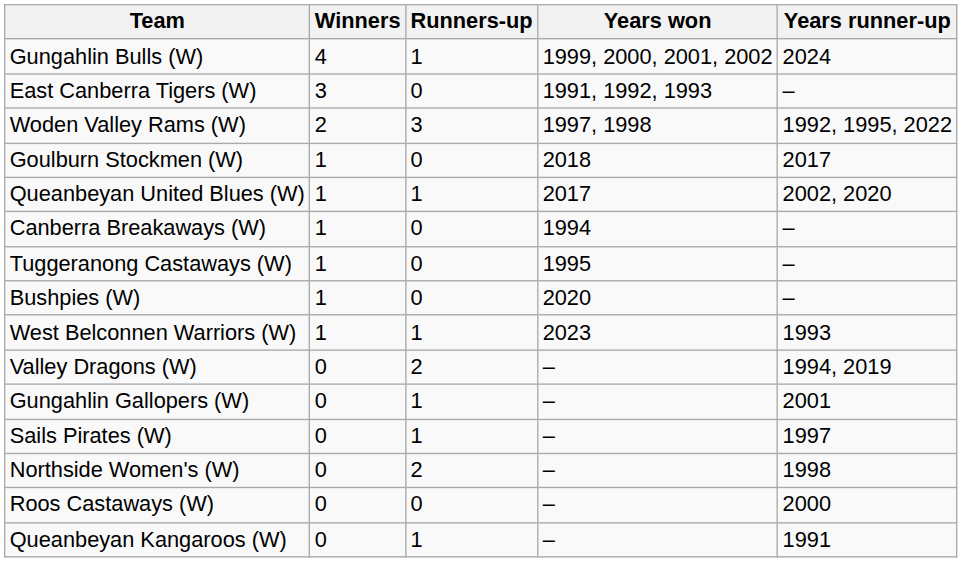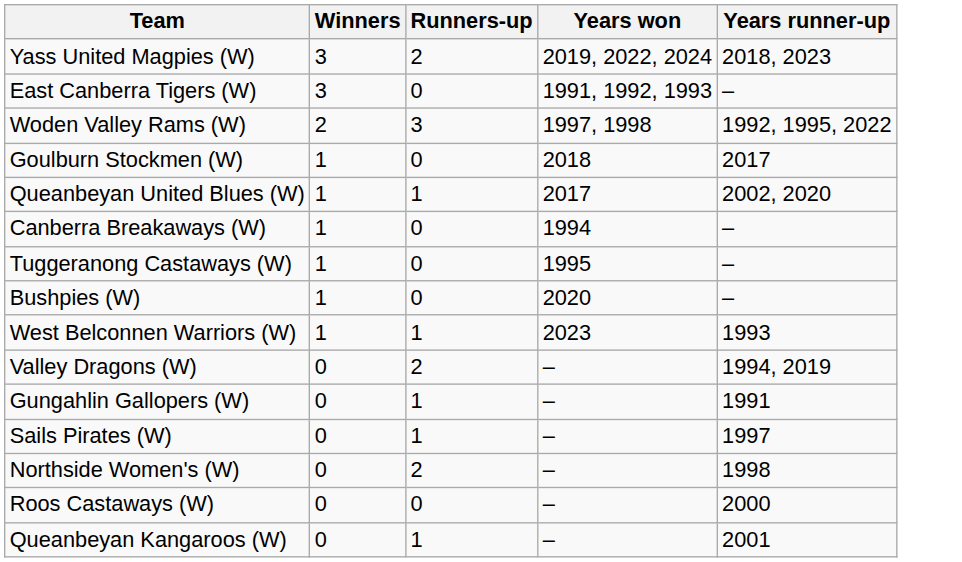- row: (106, 56)
+ row: (132, 56)
(807, 401) 2001 -> (746, 401) 1991
(807, 539) 1991 -> (746, 539) 2001
